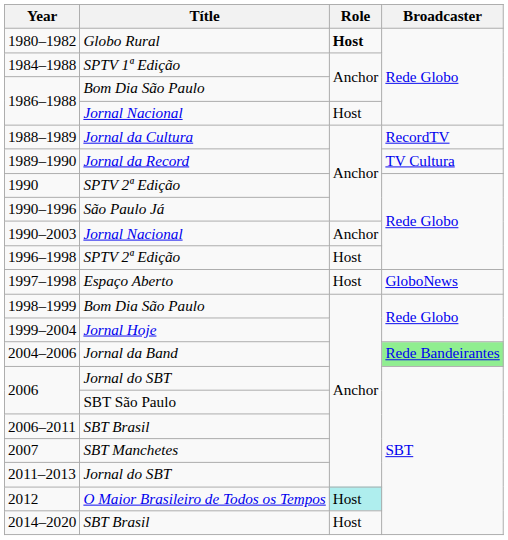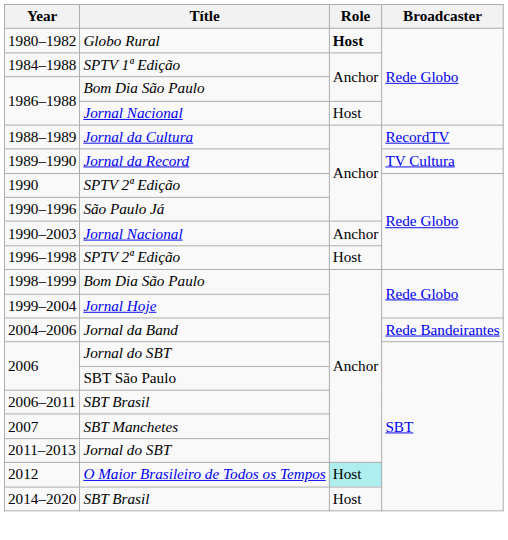- row: (42, 281)
(443, 354) lightgreen background -> (443, 329) no background
